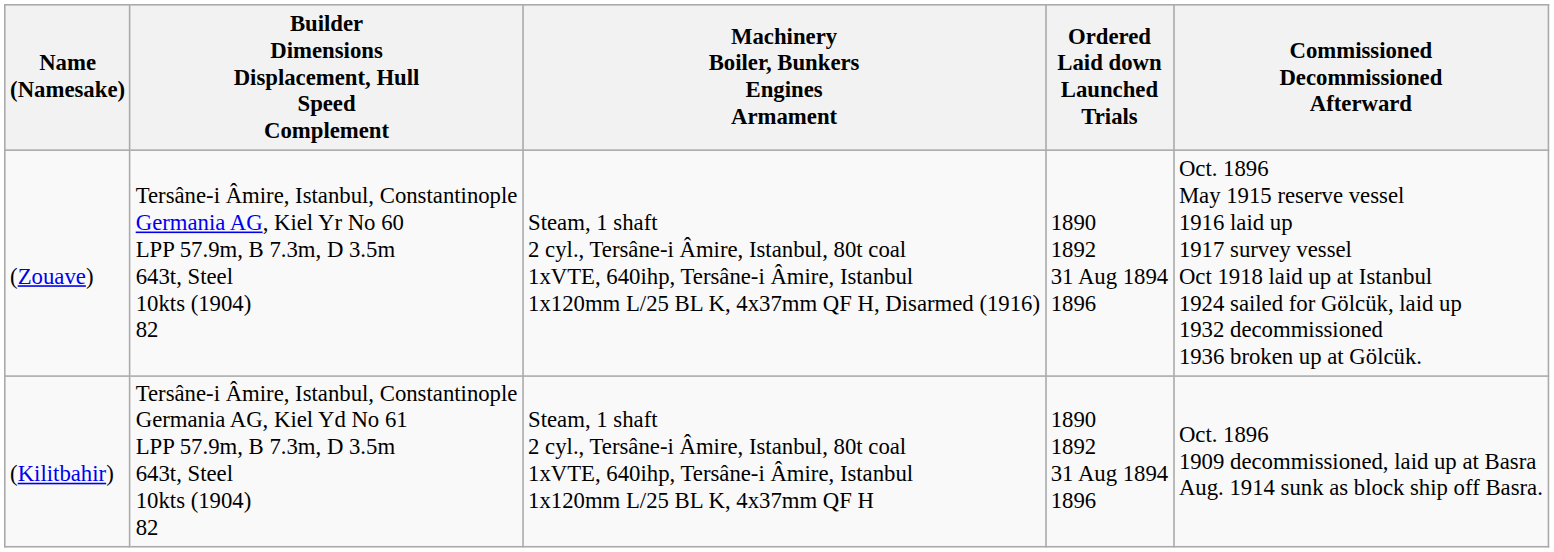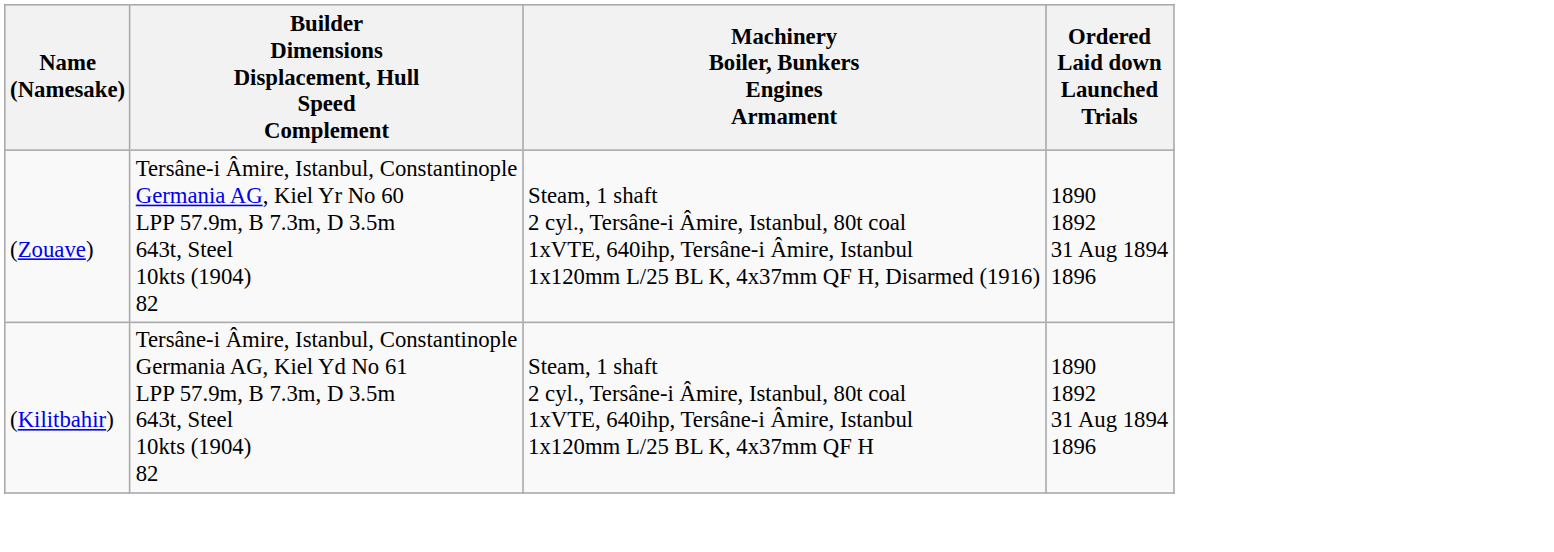- column: (1361, 77)
